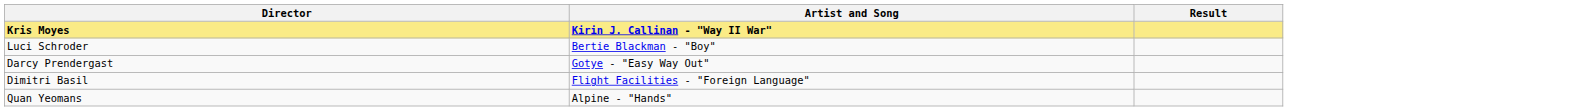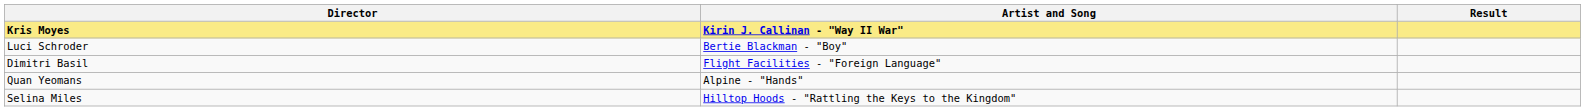- row: (60, 64)
+ row: (44, 98)
